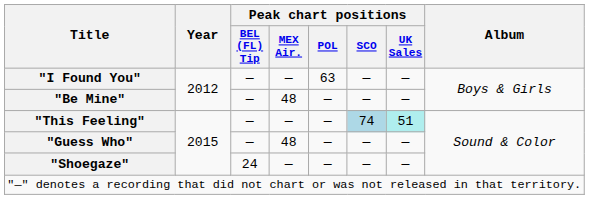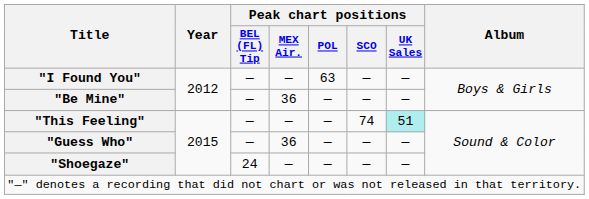(289, 100) 48 -> (289, 100) 36
(367, 121) lightblue background -> (367, 121) no background
(289, 143) 48 -> (289, 143) 36
